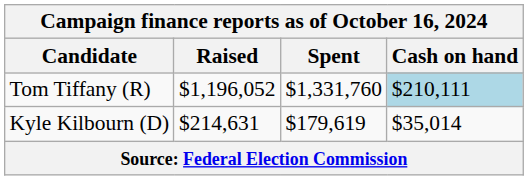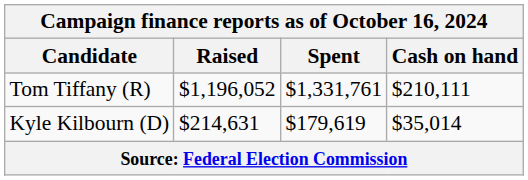(334, 89) $1,331,760 -> (334, 89) $1,331,761
(431, 89) lightblue background -> (431, 89) no background
